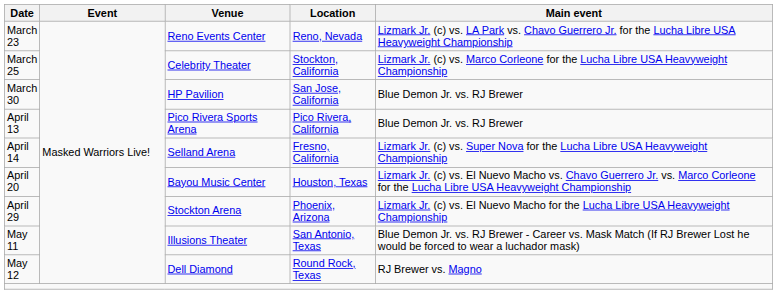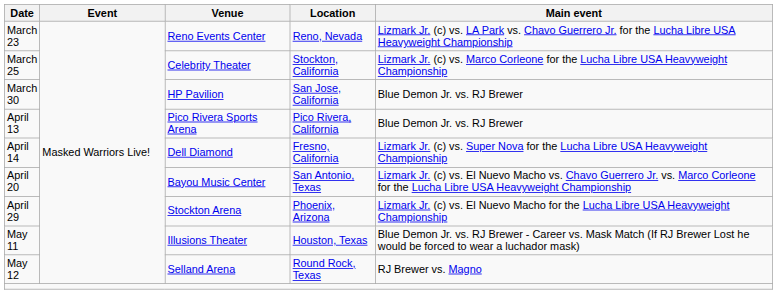(201, 152) Selland Arena -> (200, 152) Dell Diamond
(330, 181) Houston, Texas -> (323, 181) San Antonio, Texas
(323, 240) San Antonio, Texas -> (330, 240) Houston, Texas
(200, 269) Dell Diamond -> (201, 269) Selland Arena
